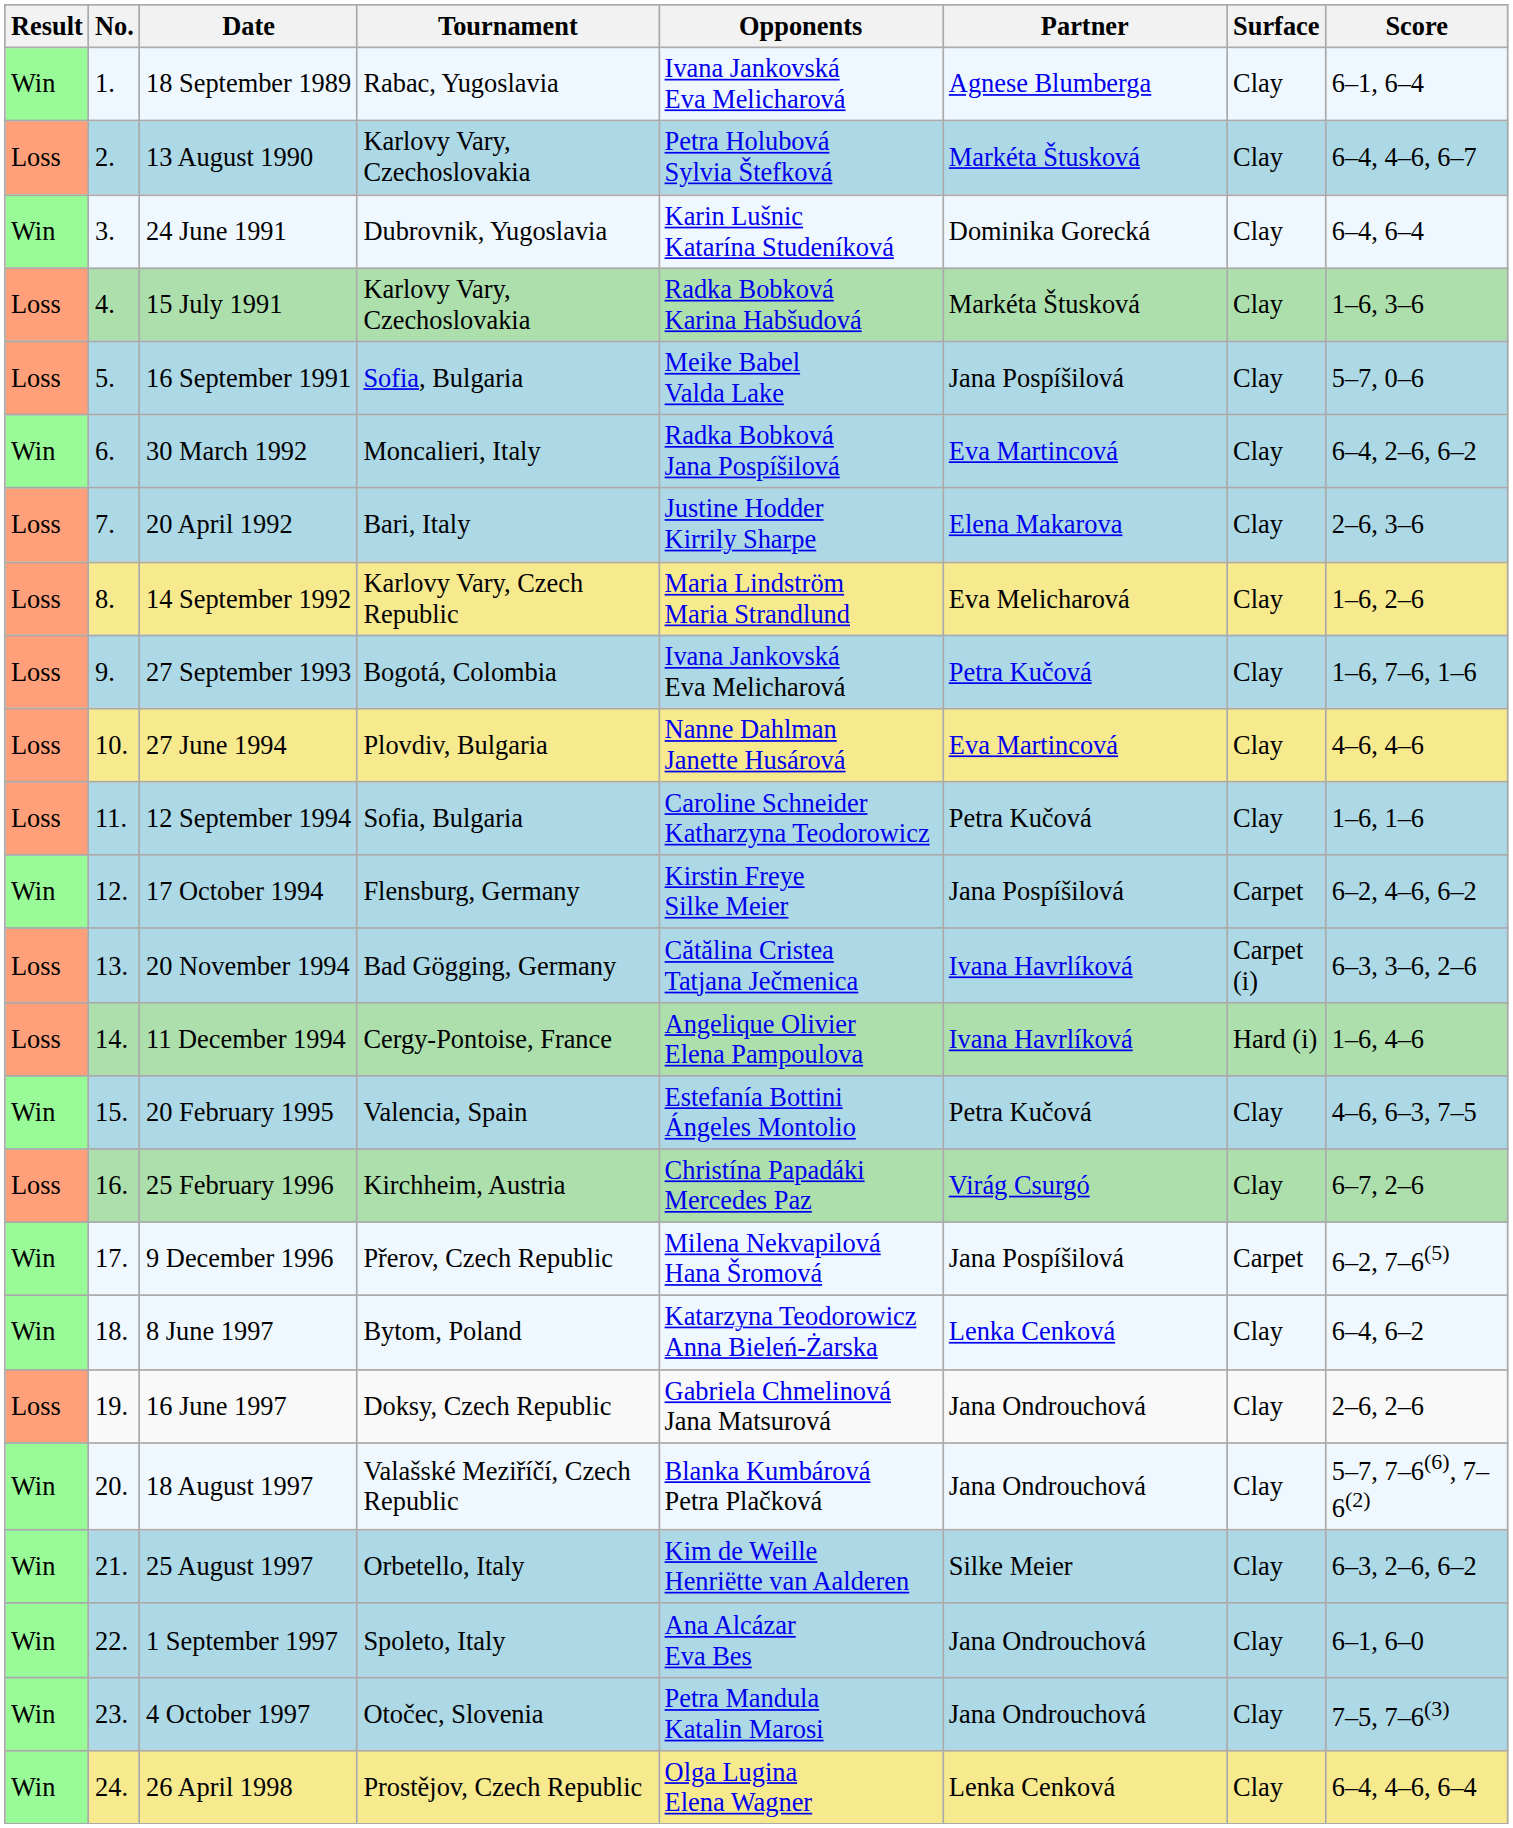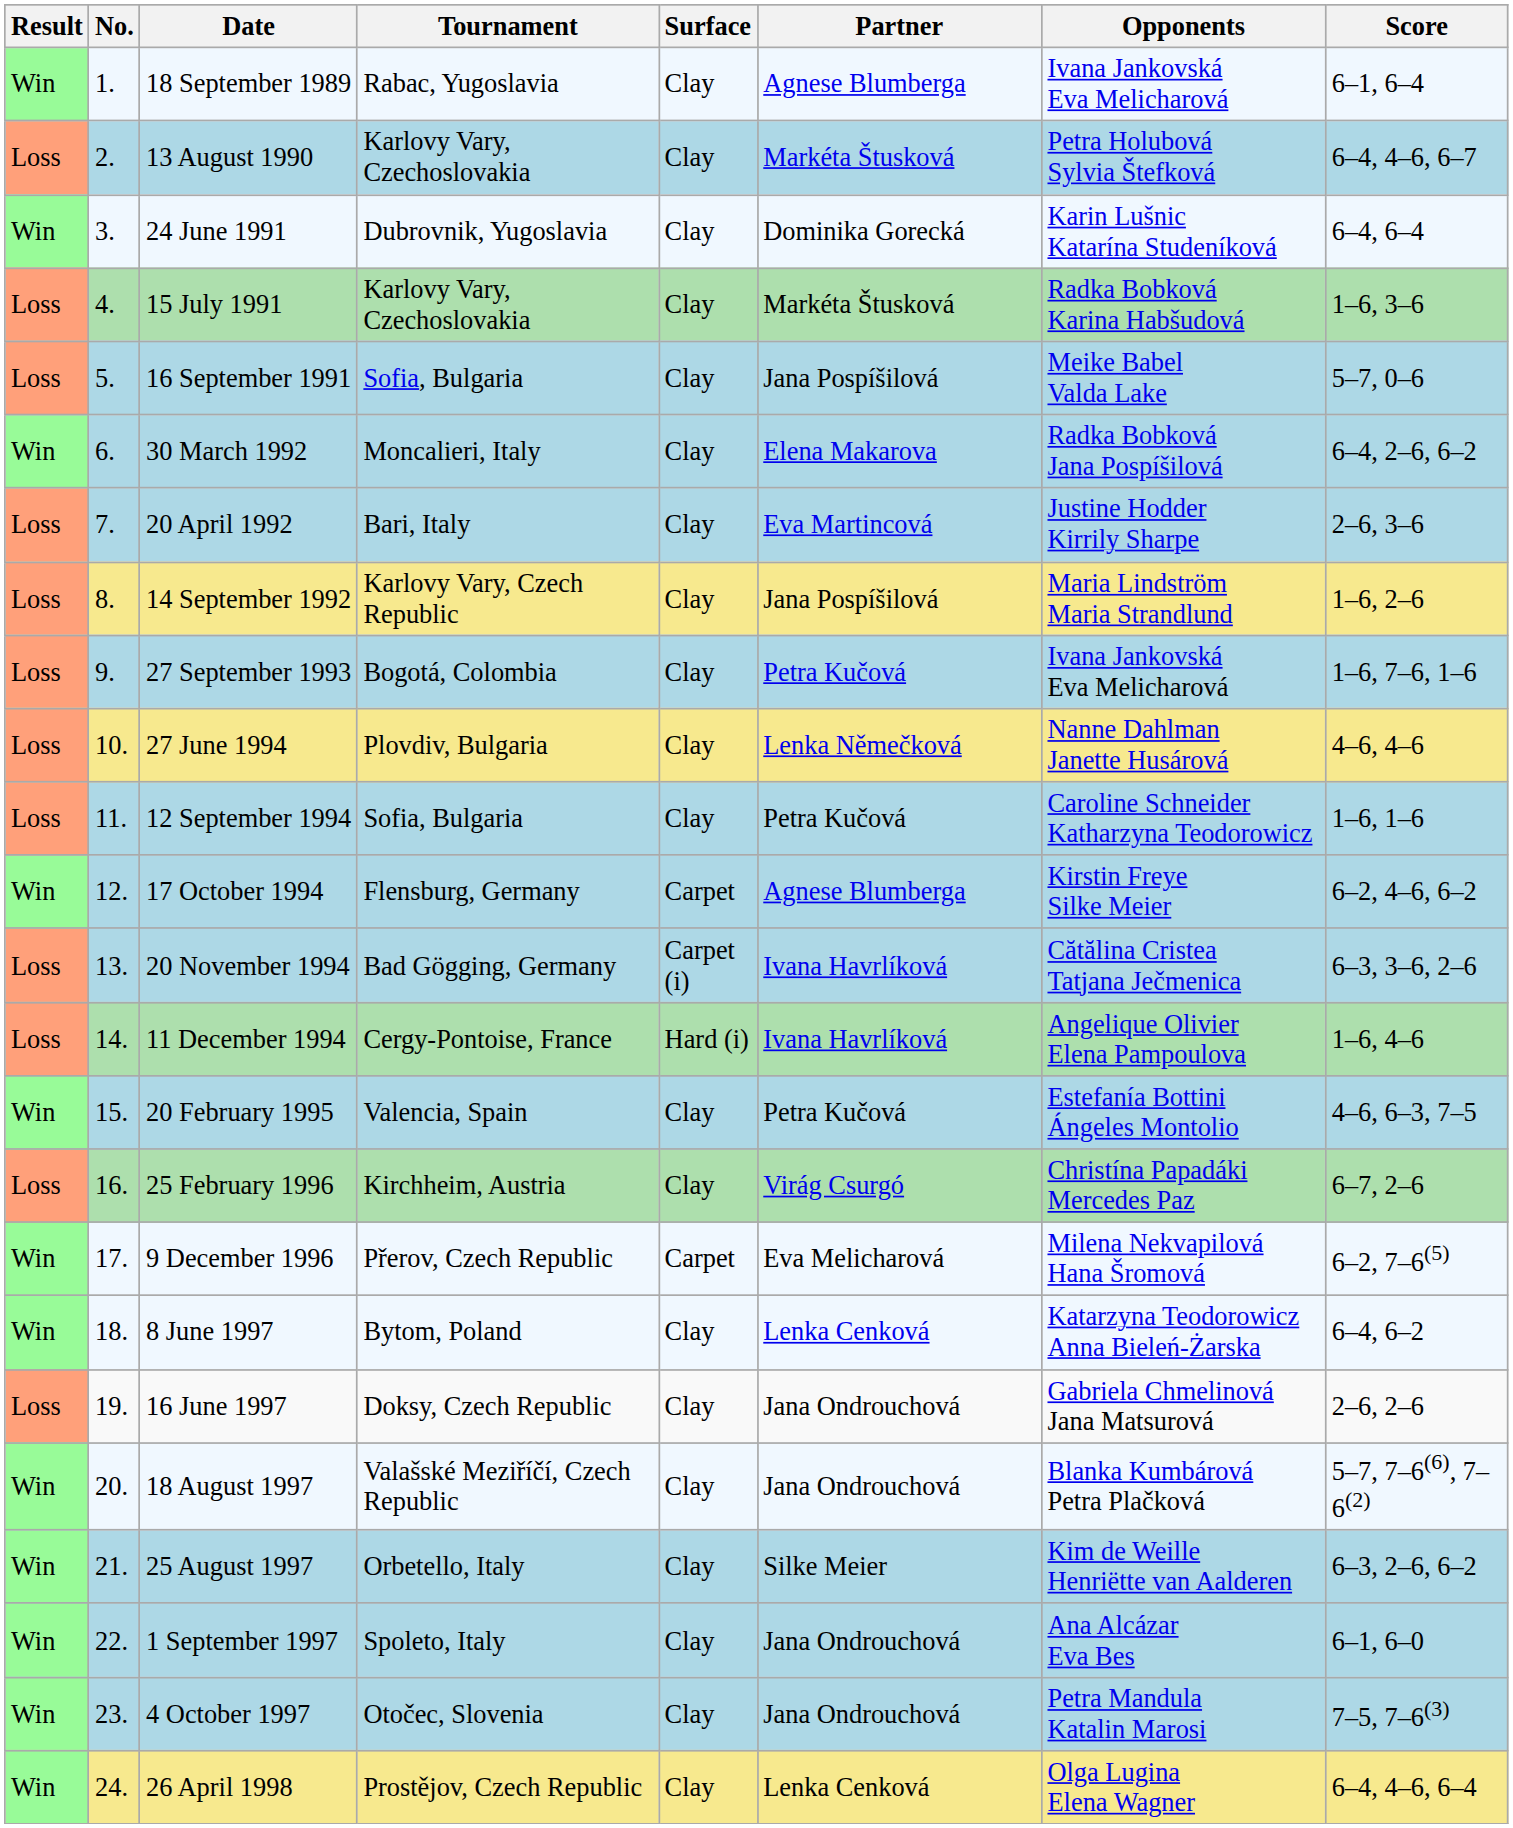columns swapped: (1276, 25) <-> (801, 25)
(1033, 450) Eva Martincová -> (850, 450) Elena Makarova
(1036, 524) Elena Makarova -> (848, 524) Eva Martincová
(1039, 597) Eva Melicharová -> (851, 597) Jana Pospíšilová
(1033, 744) Eva Martincová -> (863, 744) Lenka Němečková
(1036, 891) Jana Pospíšilová -> (864, 891) Agnese Blumberga
(1036, 1258) Jana Pospíšilová -> (854, 1258) Eva Melicharová
